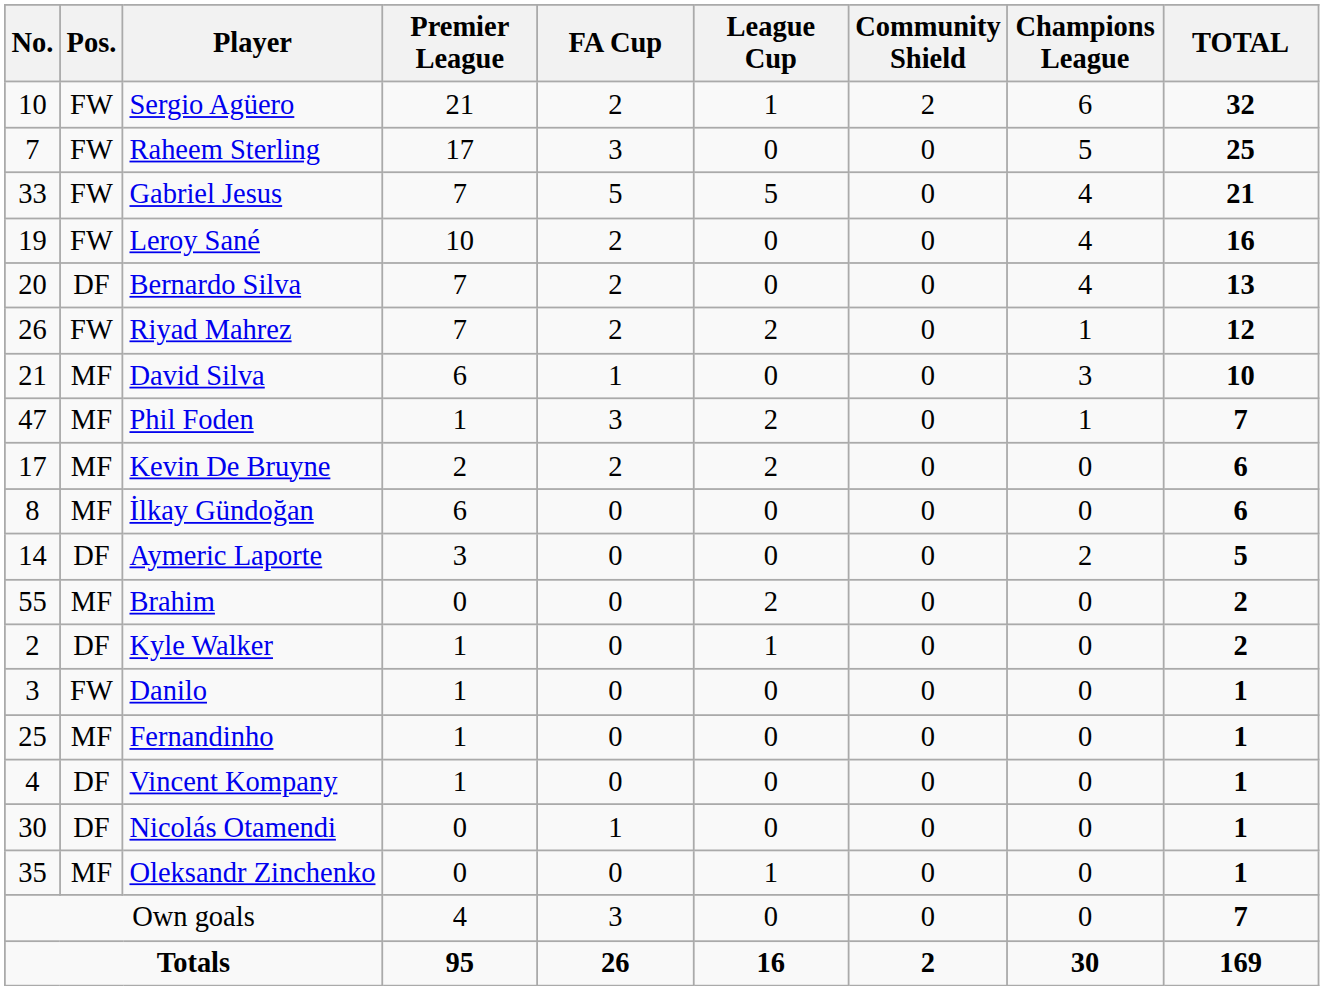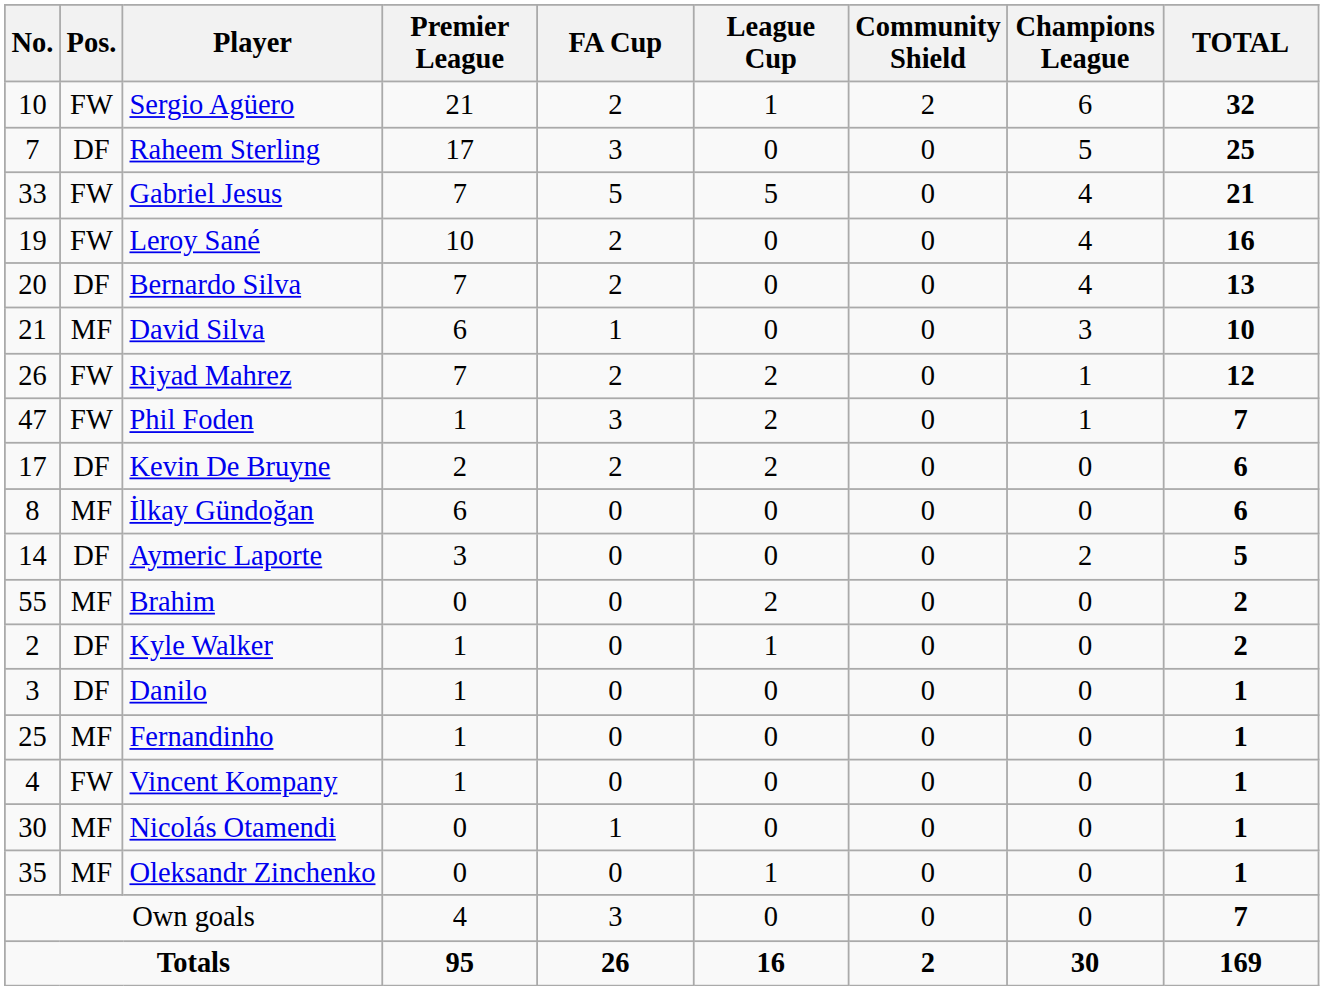(91, 149) FW -> (91, 149) DF
rows swapped: (211, 330) <-> (197, 375)
(91, 420) MF -> (91, 420) FW
(91, 465) MF -> (91, 465) DF
(91, 691) FW -> (91, 691) DF
(91, 781) DF -> (91, 781) FW
(91, 826) DF -> (91, 826) MF
